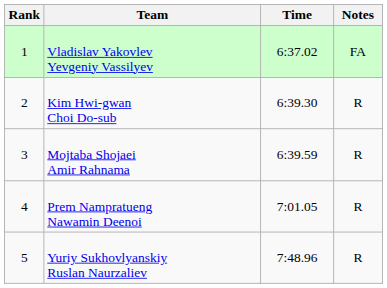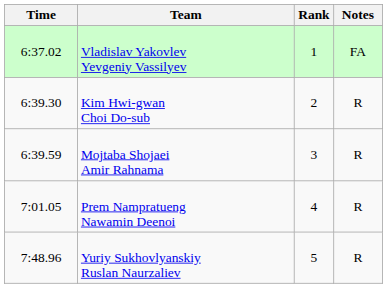columns swapped: (24, 15) <-> (297, 15)
